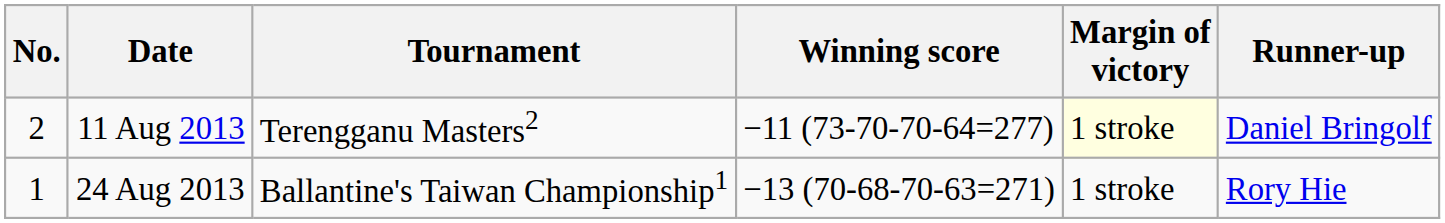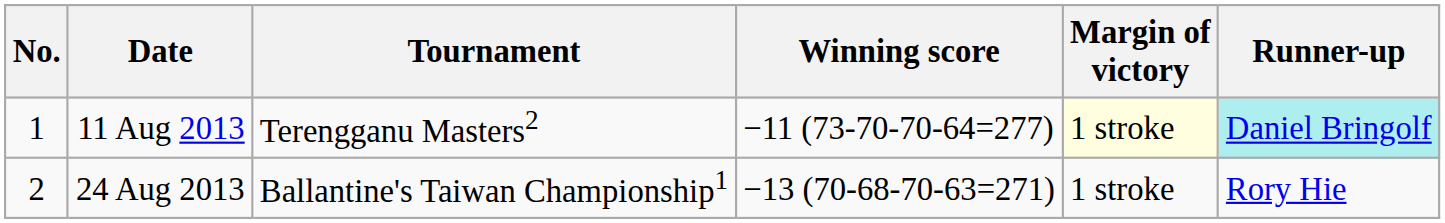(37, 127) 2 -> (37, 127) 1
(1329, 127) no background -> (1329, 127) paleturquoise background
(37, 187) 1 -> (37, 187) 2
